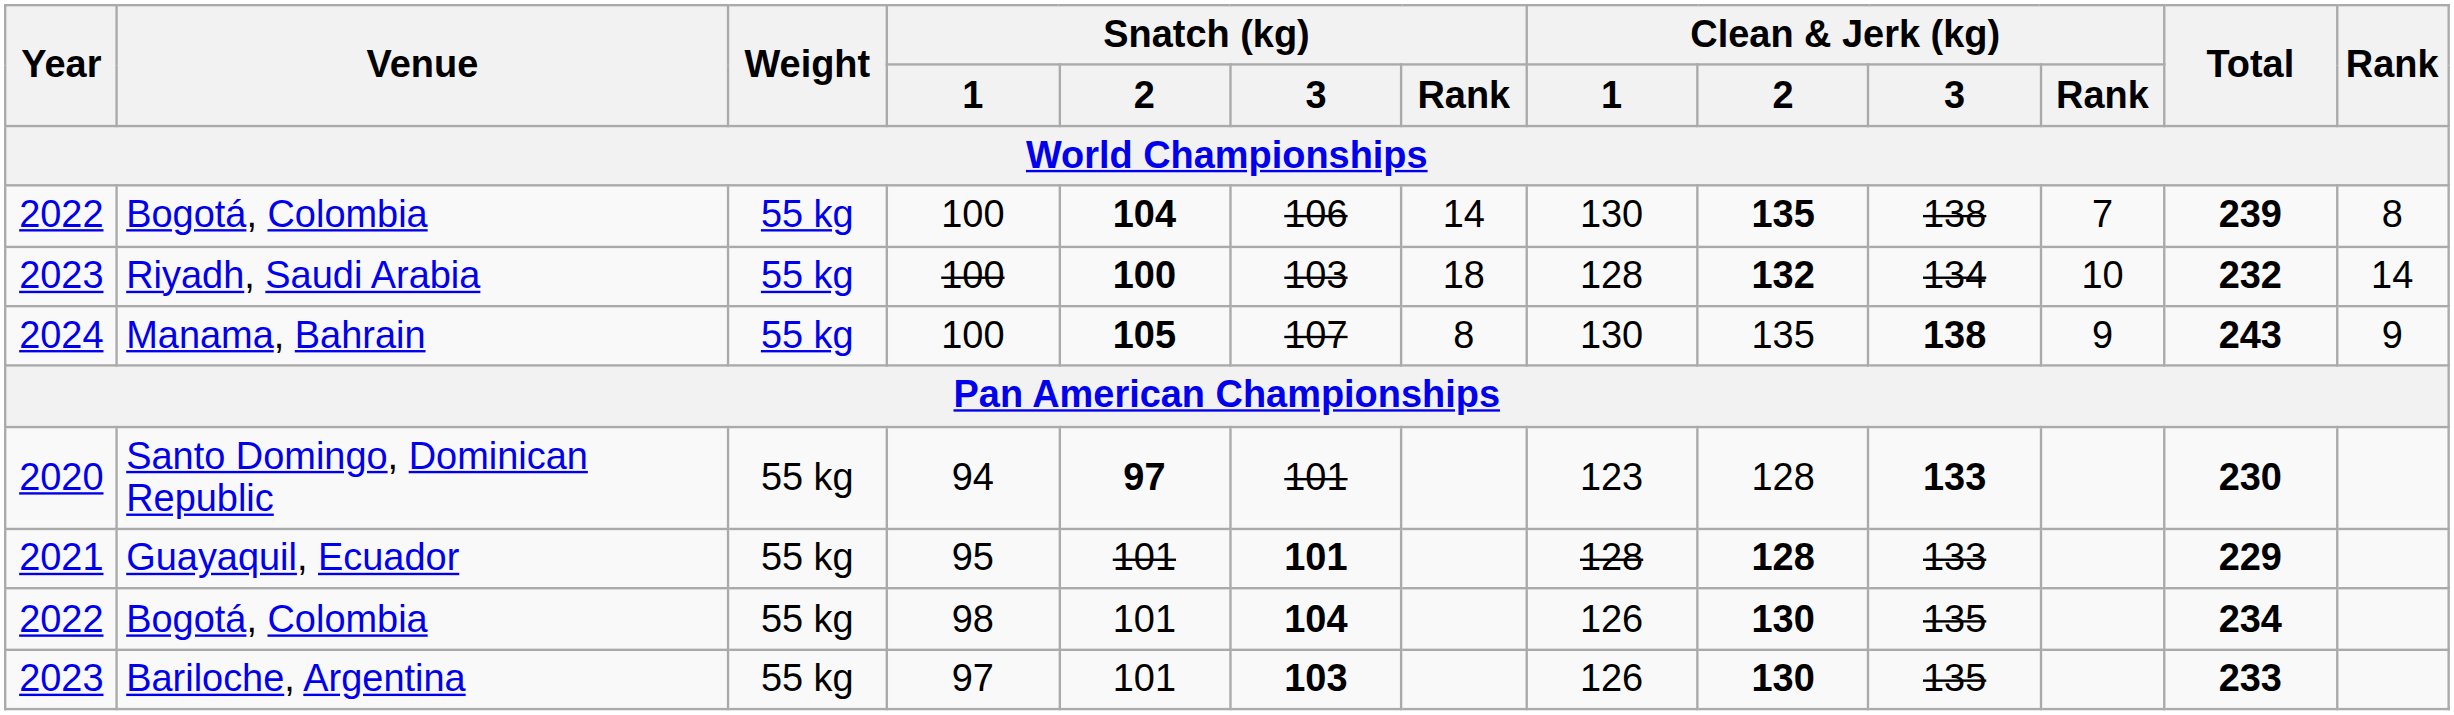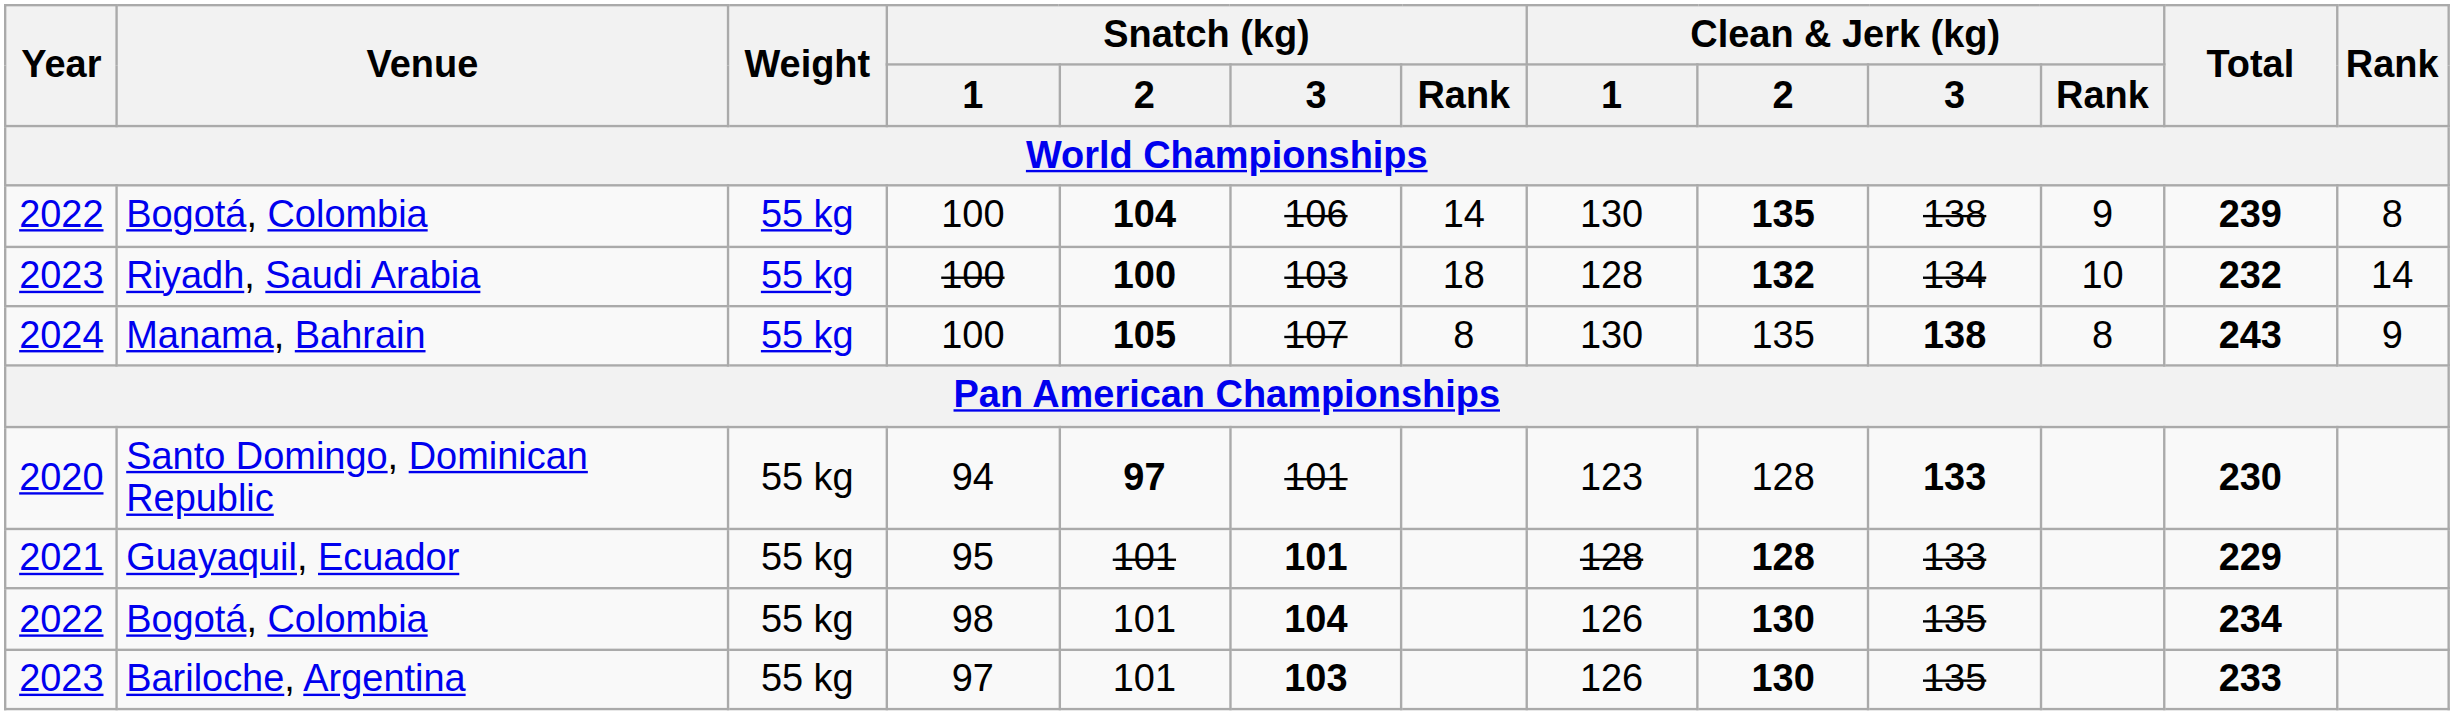(2102, 214) 7 -> (2102, 214) 9
(2102, 335) 9 -> (2102, 335) 8
